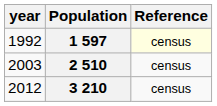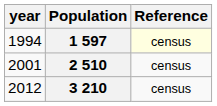(25, 40) 1992 -> (25, 40) 1994
(25, 64) 2003 -> (25, 64) 2001
